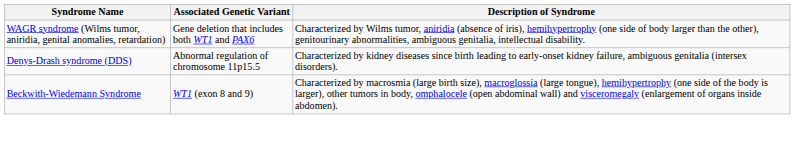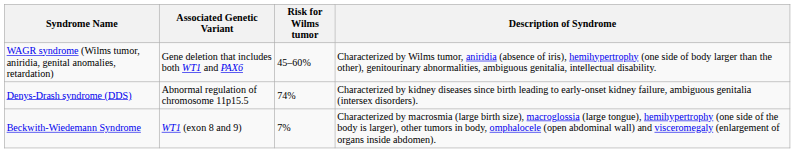+ column: (305, 23)
